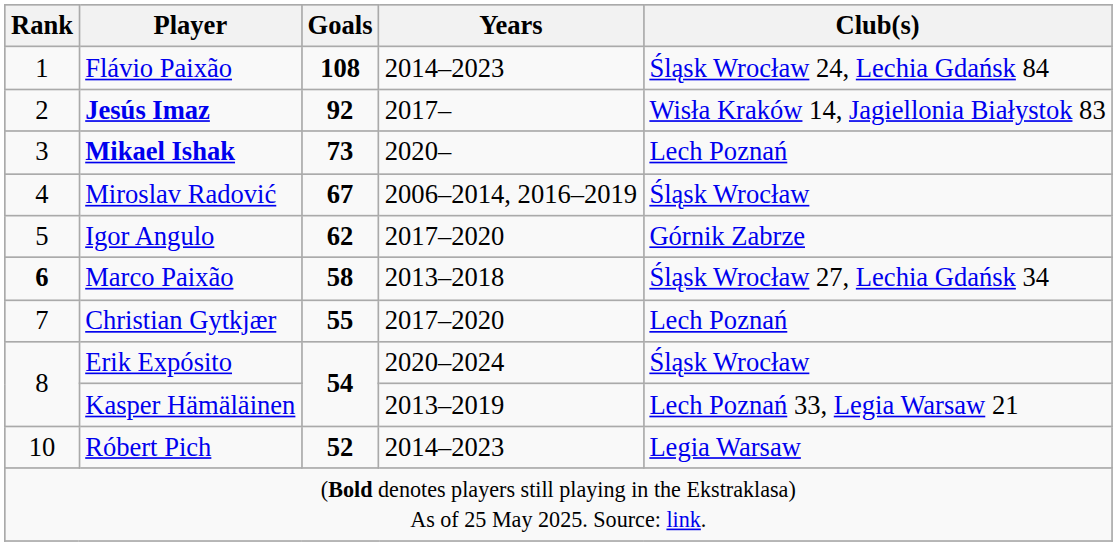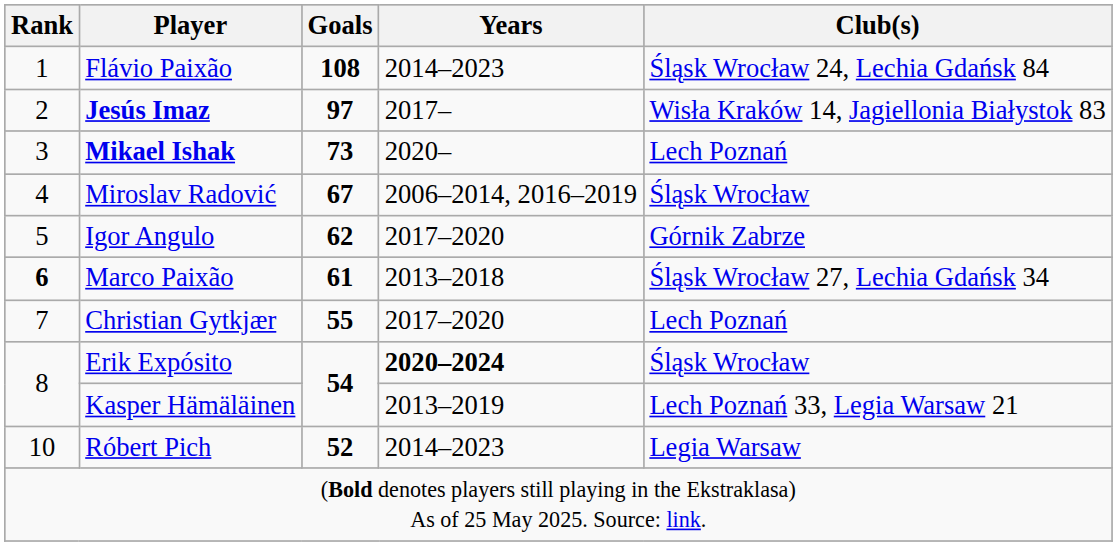(340, 109) 92 -> (340, 109) 97
(340, 278) 58 -> (340, 278) 61
(445, 362) normal -> (445, 362) bold
